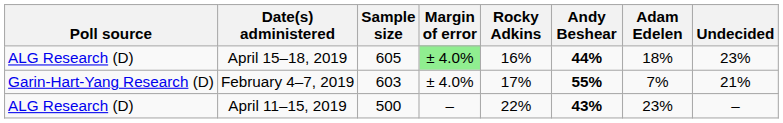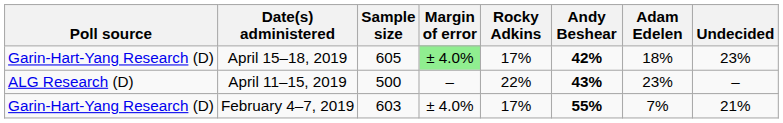(71, 58) ALG Research (D) -> (111, 58) Garin-Hart-Yang Research (D)
(516, 58) 16% -> (516, 58) 17%
(587, 58) 44% -> (587, 58) 42%
rows swapped: (288, 106) <-> (288, 82)
